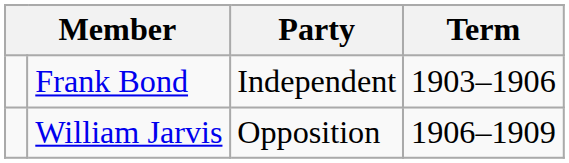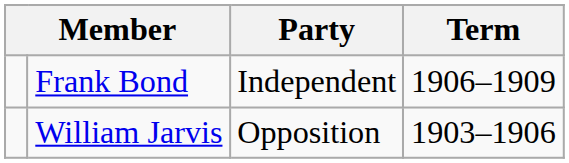(483, 81) 1903–1906 -> (483, 81) 1906–1909
(483, 132) 1906–1909 -> (483, 132) 1903–1906
